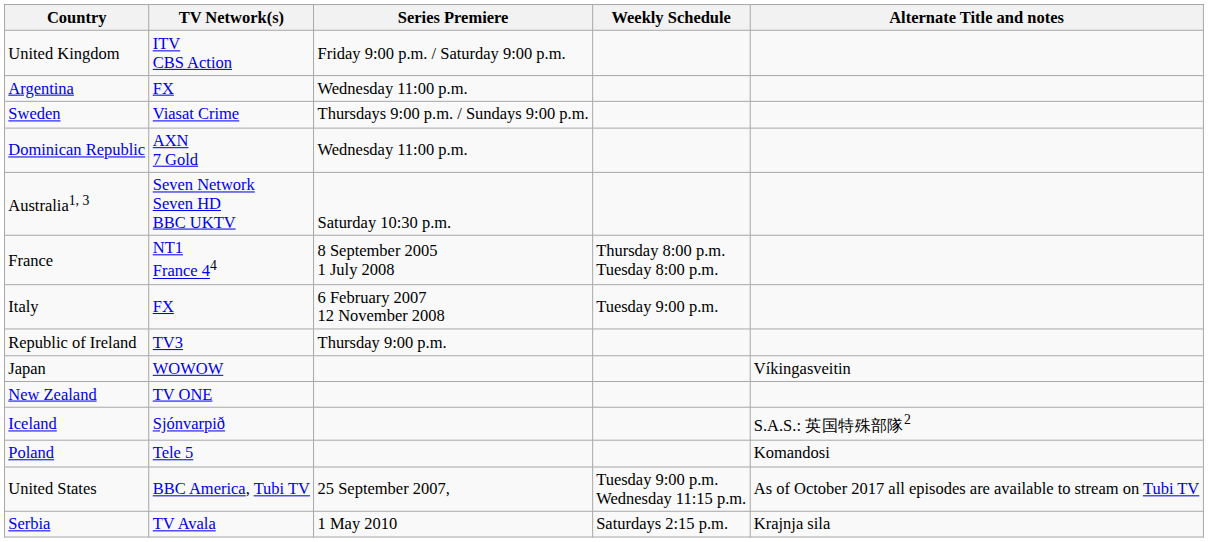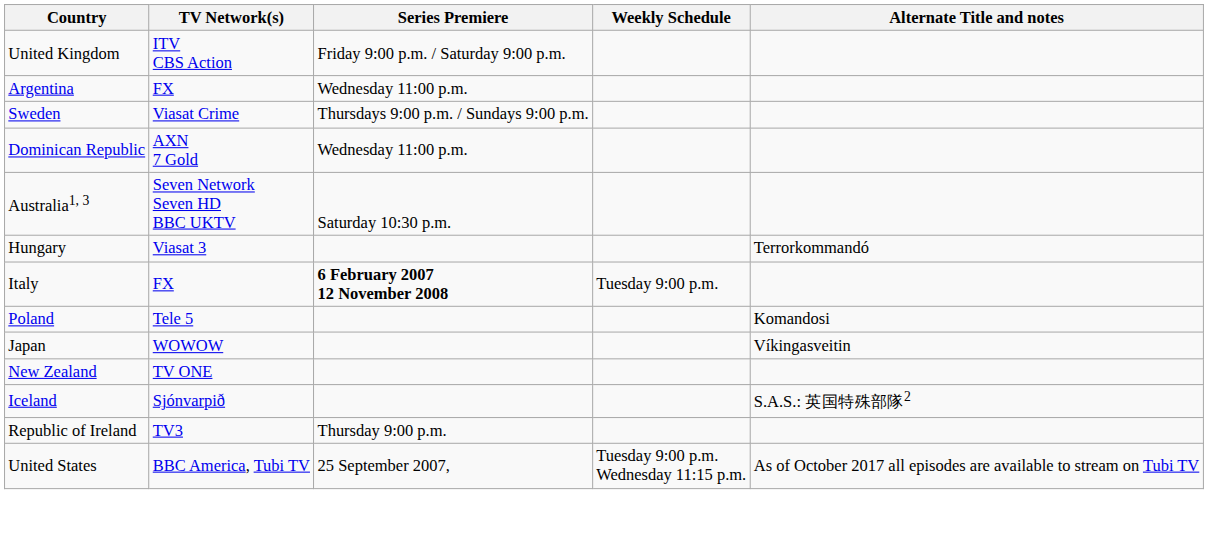- row: (31, 260)
+ row: (37, 248)
(381, 306) normal -> (383, 283) bold
rows swapped: (72, 342) <-> (31, 453)
- row: (29, 524)
